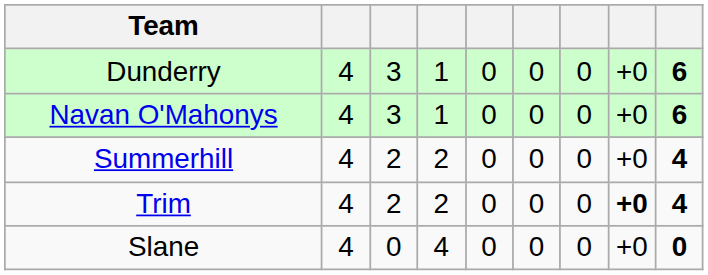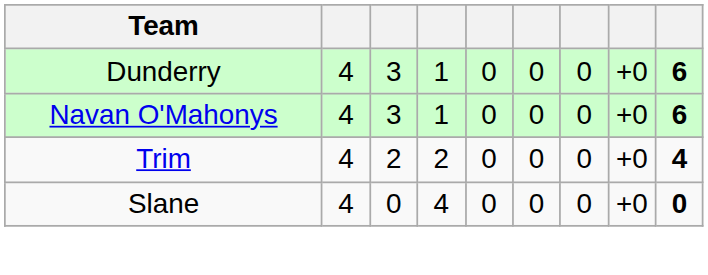- row: (164, 159)
(632, 203) bold -> (632, 159) normal
